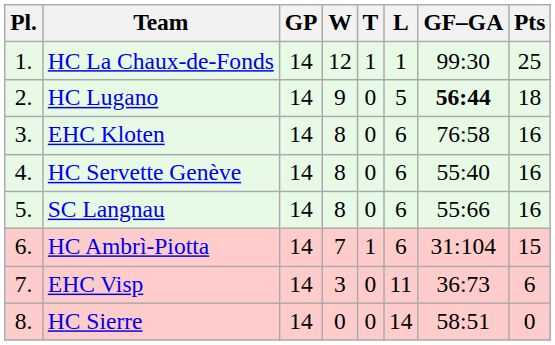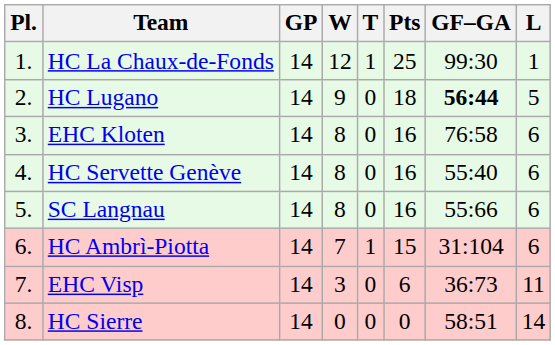columns swapped: (401, 23) <-> (530, 23)
